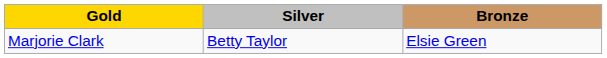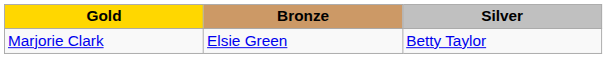columns swapped: (303, 16) <-> (502, 16)
